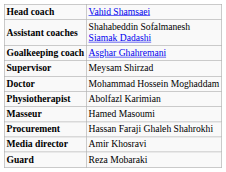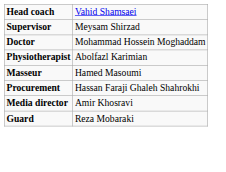- row: (42, 32)
- row: (45, 53)
